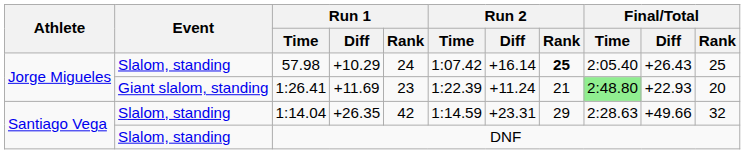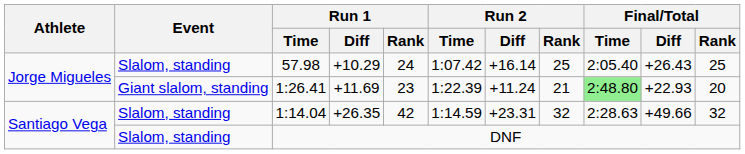(562, 64) bold -> (562, 64) normal
(562, 112) 29 -> (562, 112) 32
